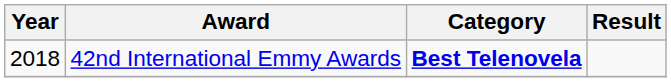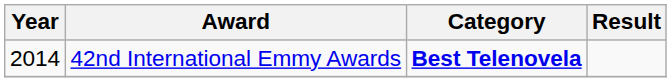(35, 58) 2018 -> (35, 58) 2014
